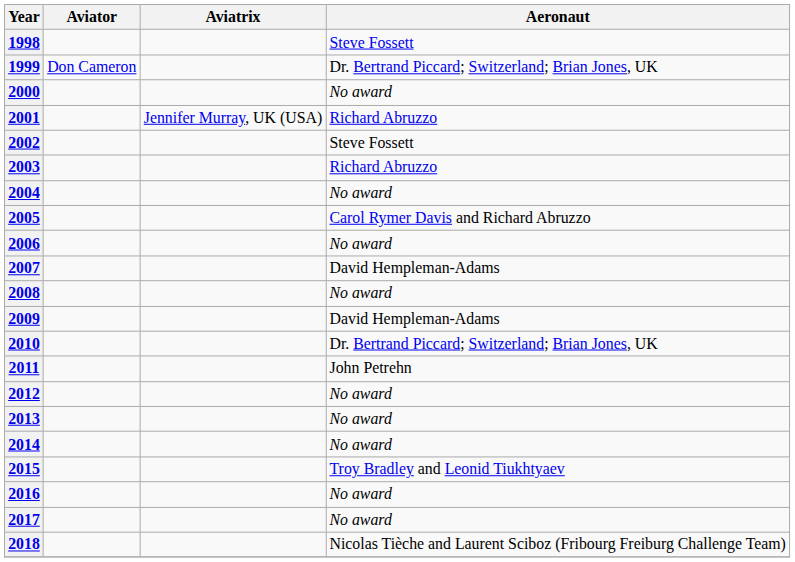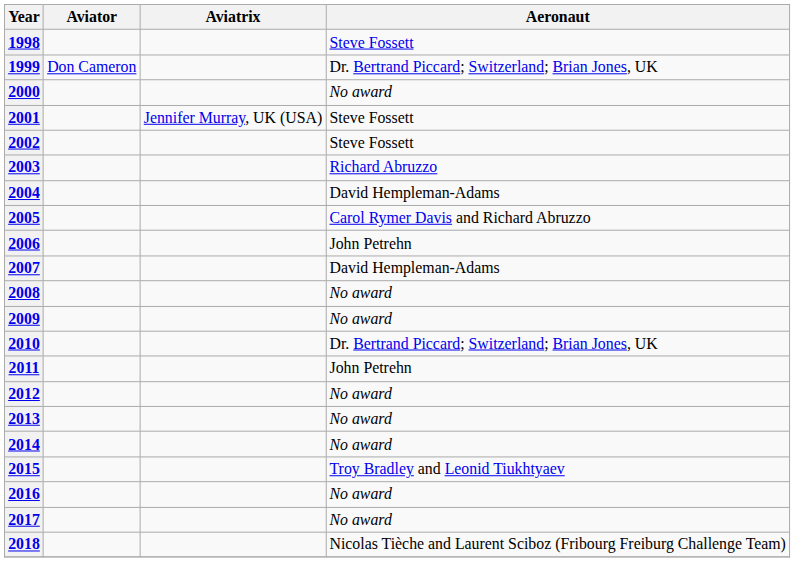(383, 117) Richard Abruzzo -> (372, 117) Steve Fossett
(361, 192) No award -> (415, 192) David Hempleman-Adams
(361, 243) No award -> (371, 243) John Petrehn
(415, 318) David Hempleman-Adams -> (361, 318) No award
